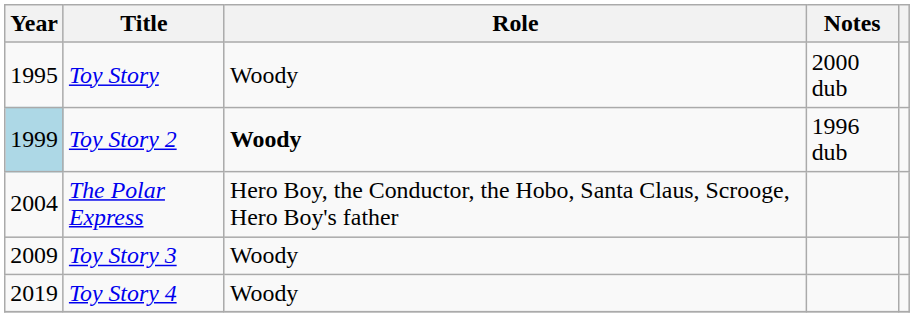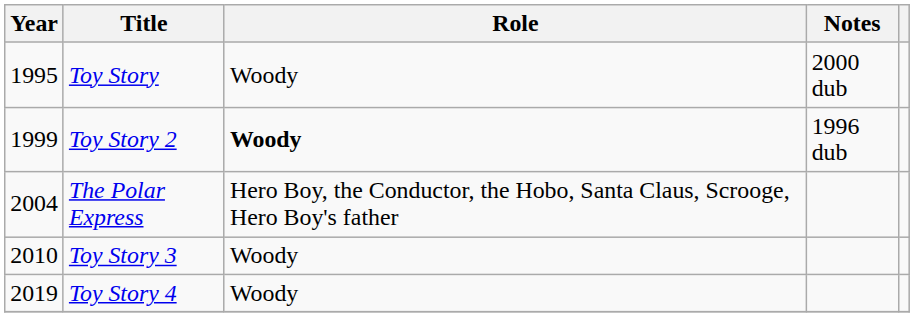(34, 139) lightblue background -> (34, 139) no background
(34, 255) 2009 -> (34, 255) 2010
